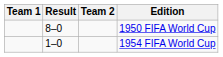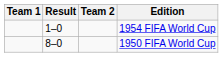rows swapped: (167, 28) <-> (167, 44)
